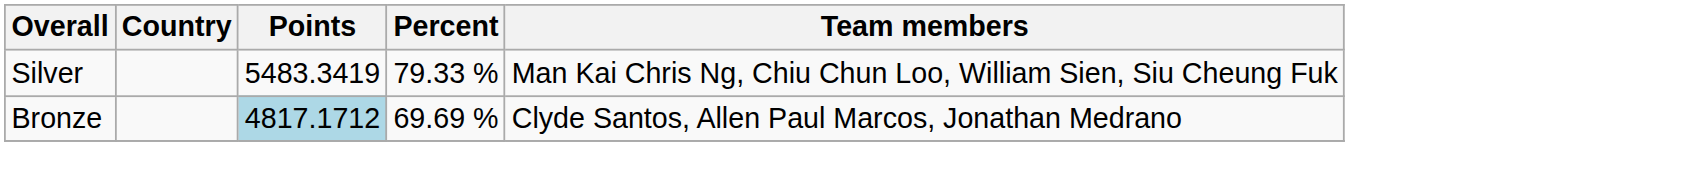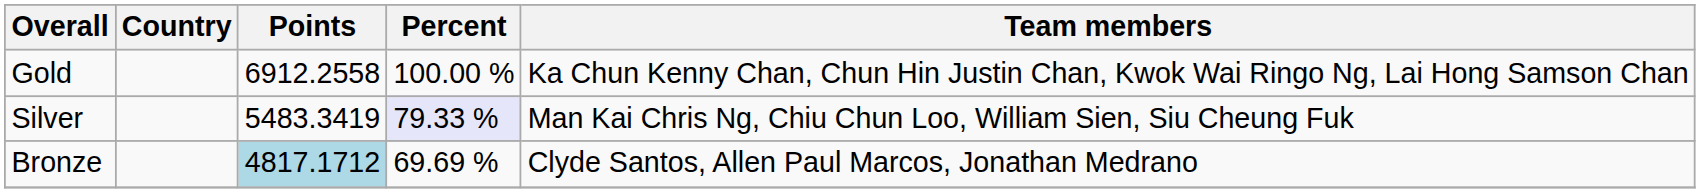+ row: (42, 72)
(446, 72) no background -> (446, 118) lavender background
